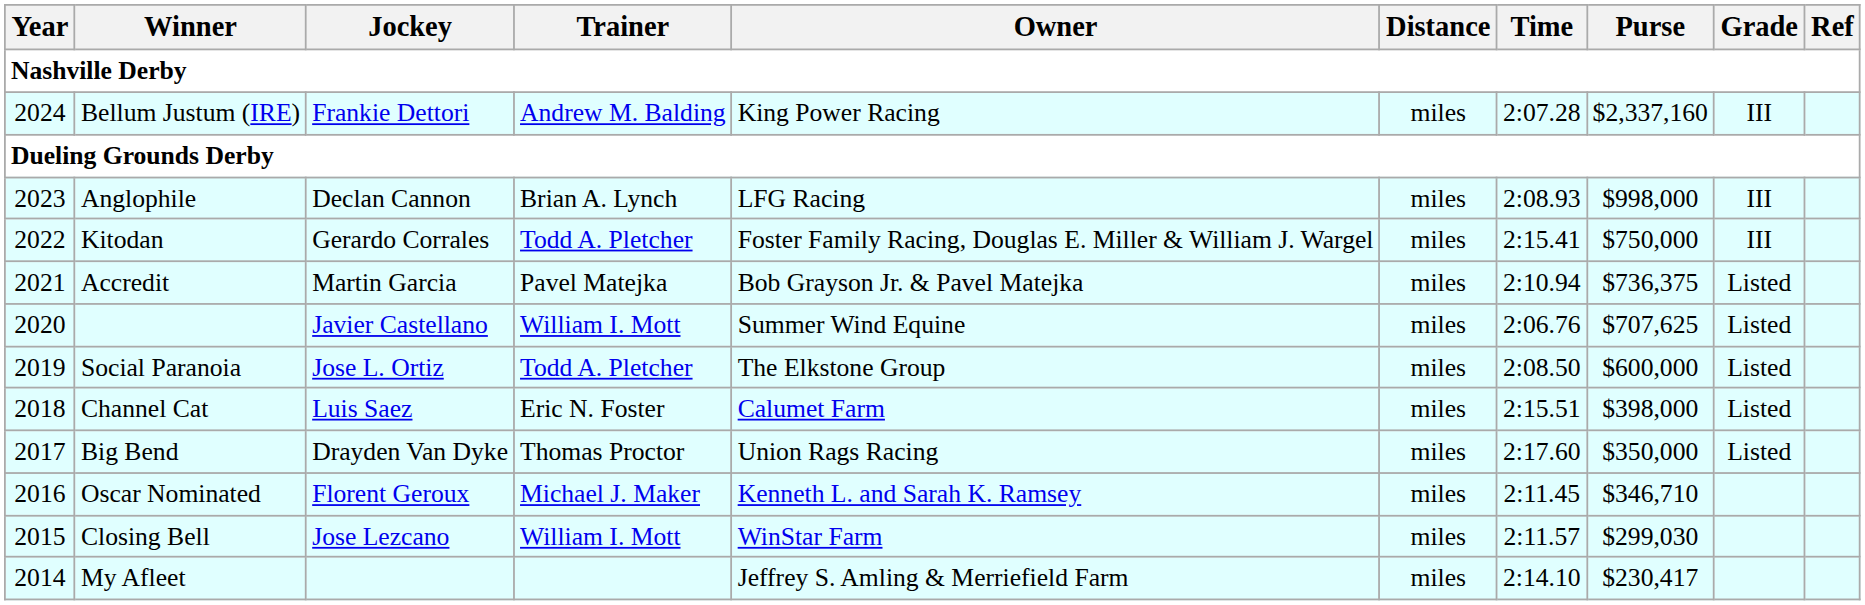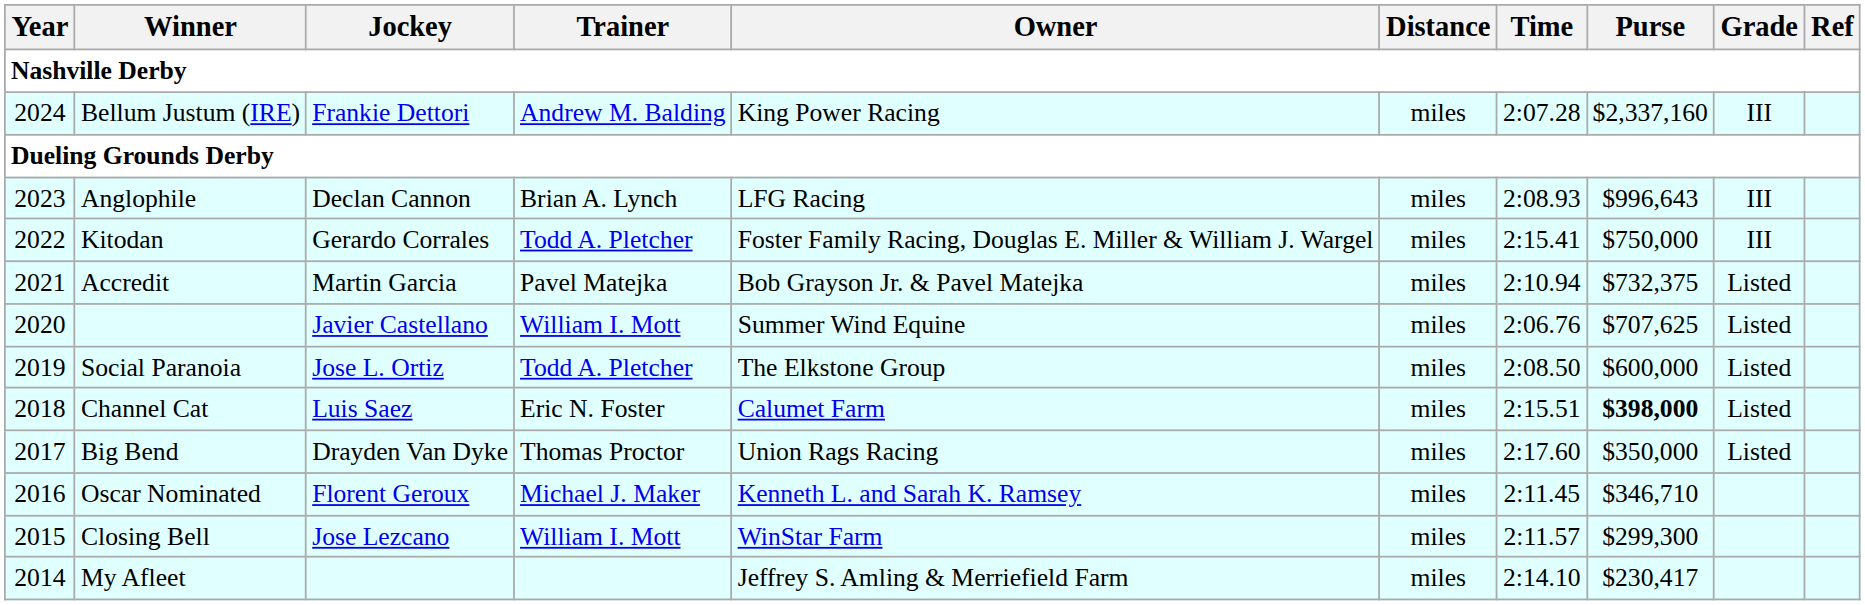(1650, 197) $998,000 -> (1650, 197) $996,643
(1650, 282) $736,375 -> (1650, 282) $732,375
(1650, 409) normal -> (1650, 409) bold
(1650, 535) $299,030 -> (1650, 535) $299,300
